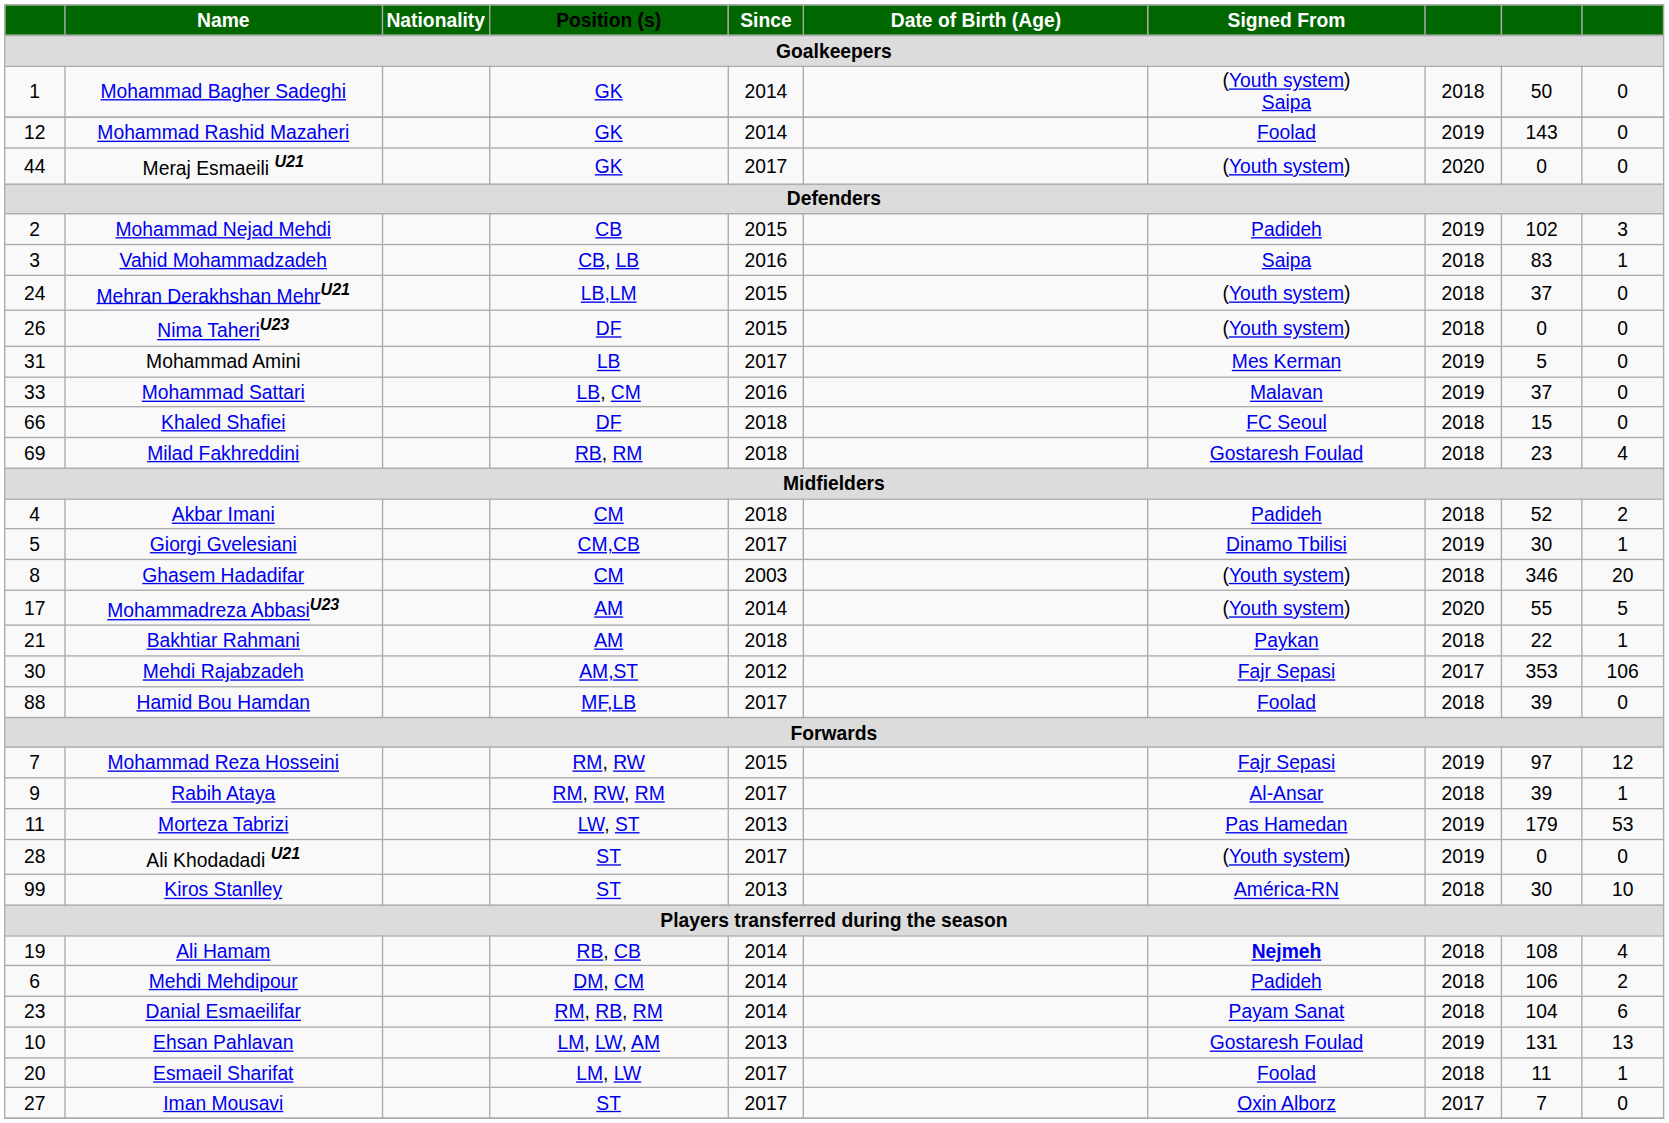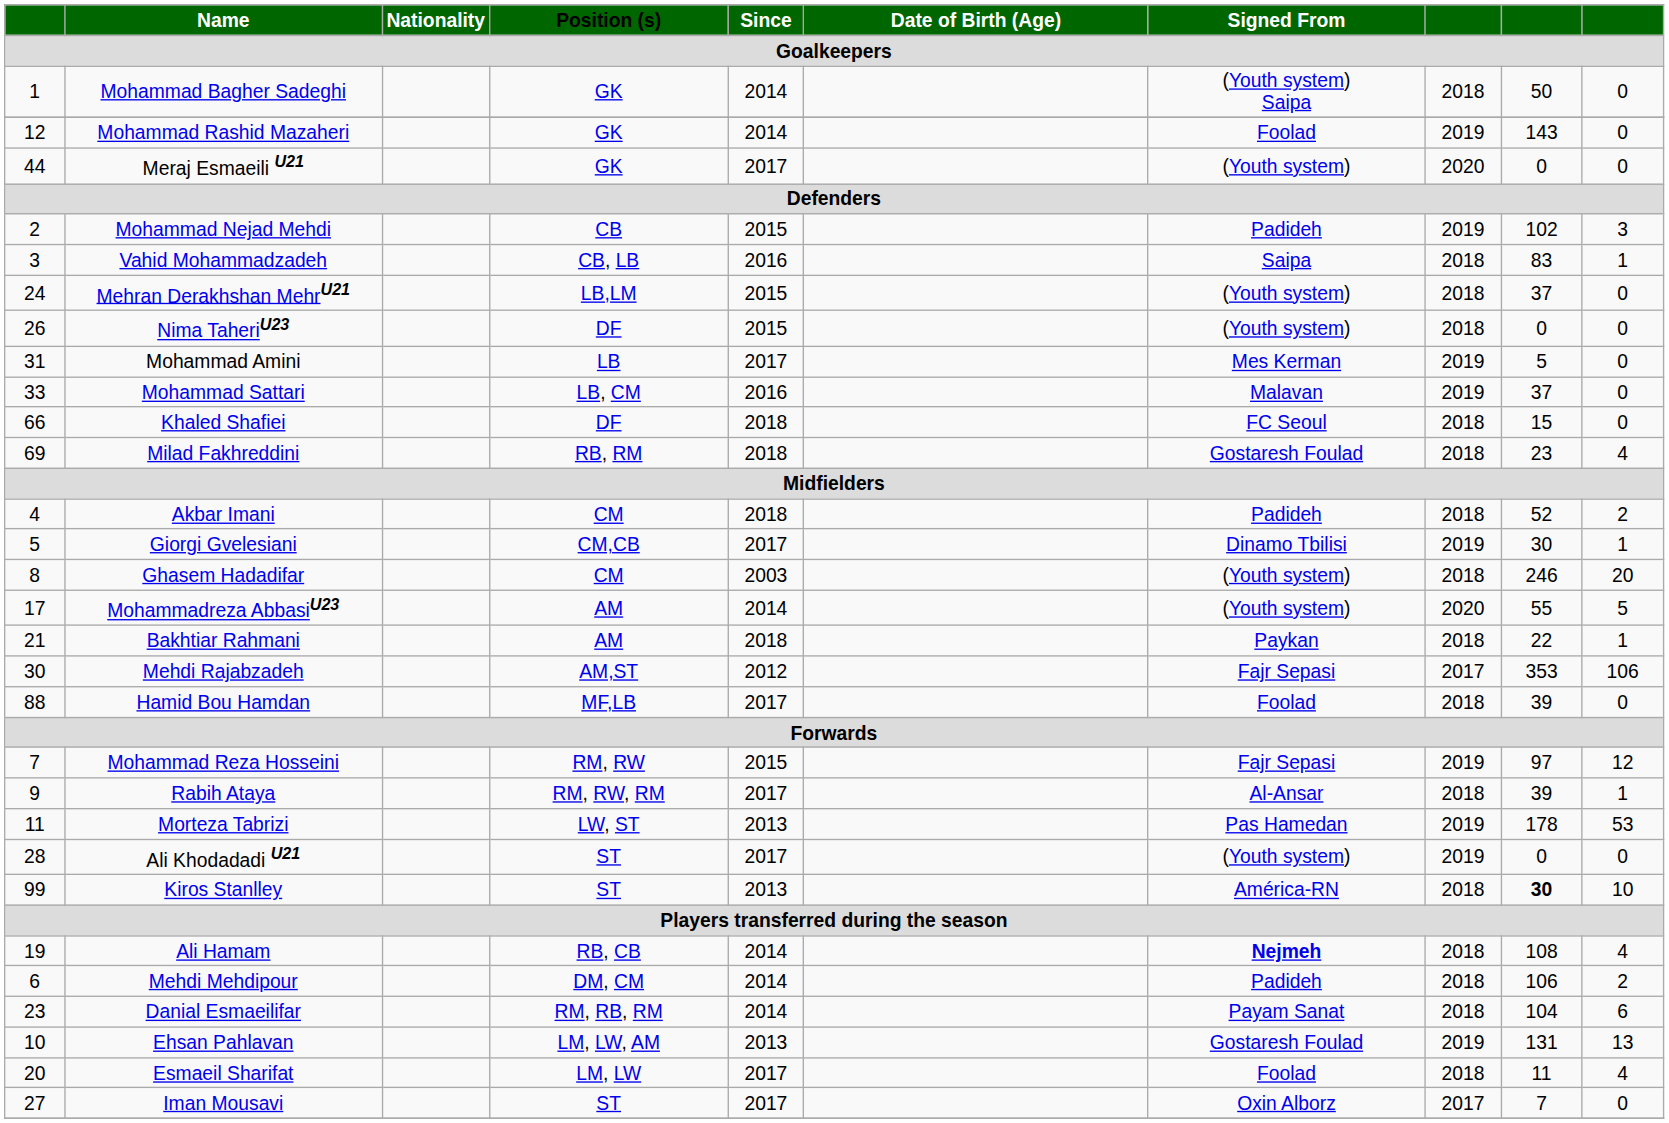(1542, 575) 346 -> (1542, 575) 246
(1542, 824) 179 -> (1542, 824) 178
(1542, 890) normal -> (1542, 890) bold
(1623, 1073) 1 -> (1623, 1073) 4
